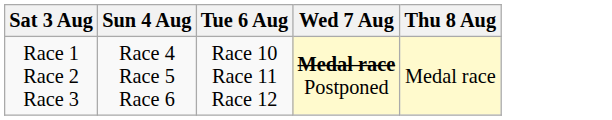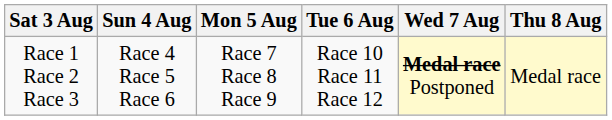+ column: (249, 20)
